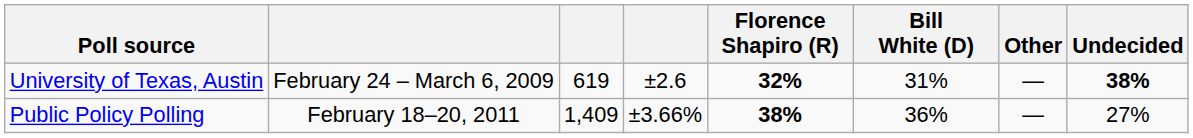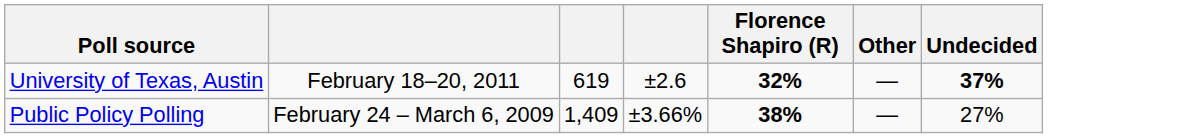- column: (926, 33)
(414, 80) February 24 – March 6, 2009 -> (414, 80) February 18–20, 2011
(1128, 80) 38% -> (982, 80) 37%
(414, 115) February 18–20, 2011 -> (414, 115) February 24 – March 6, 2009
